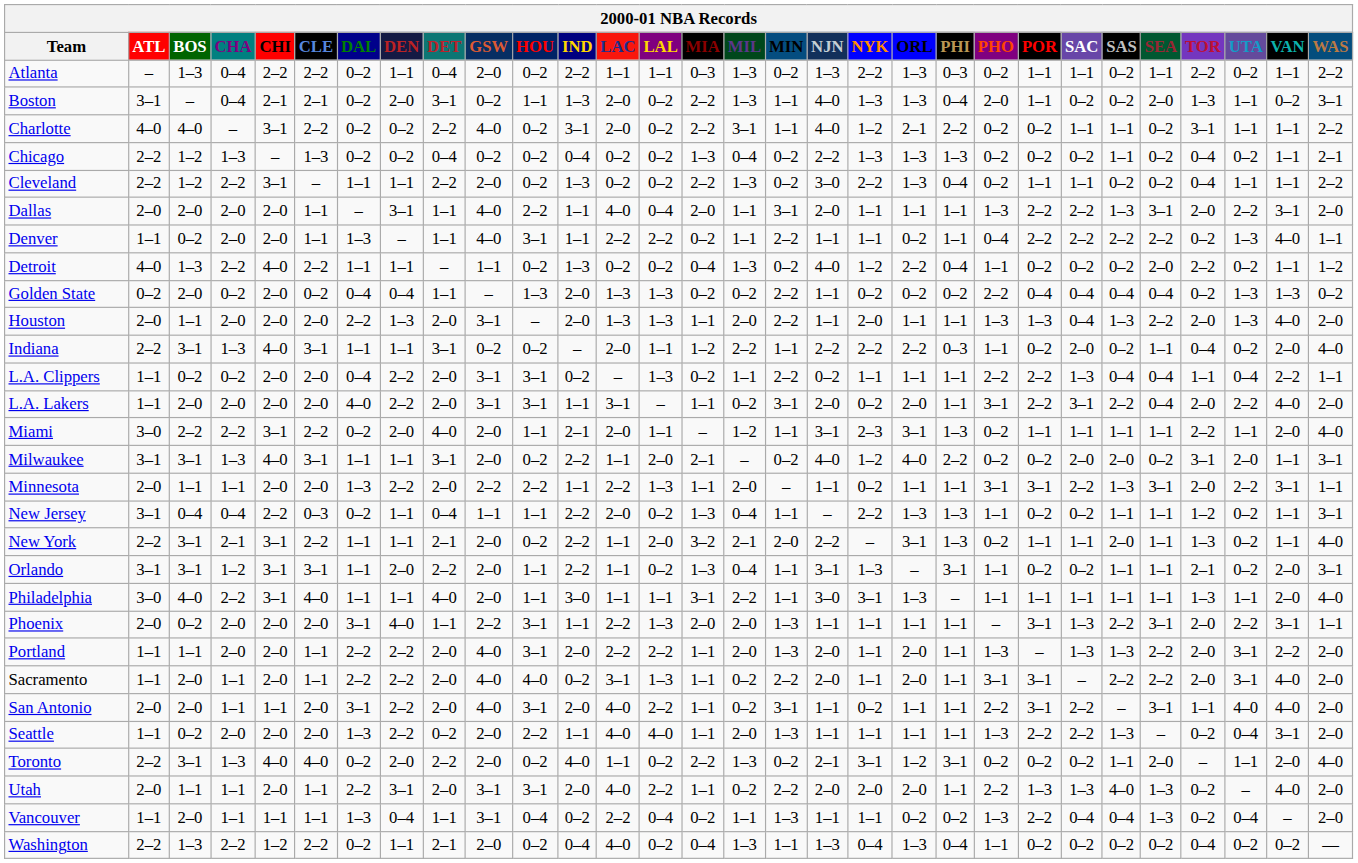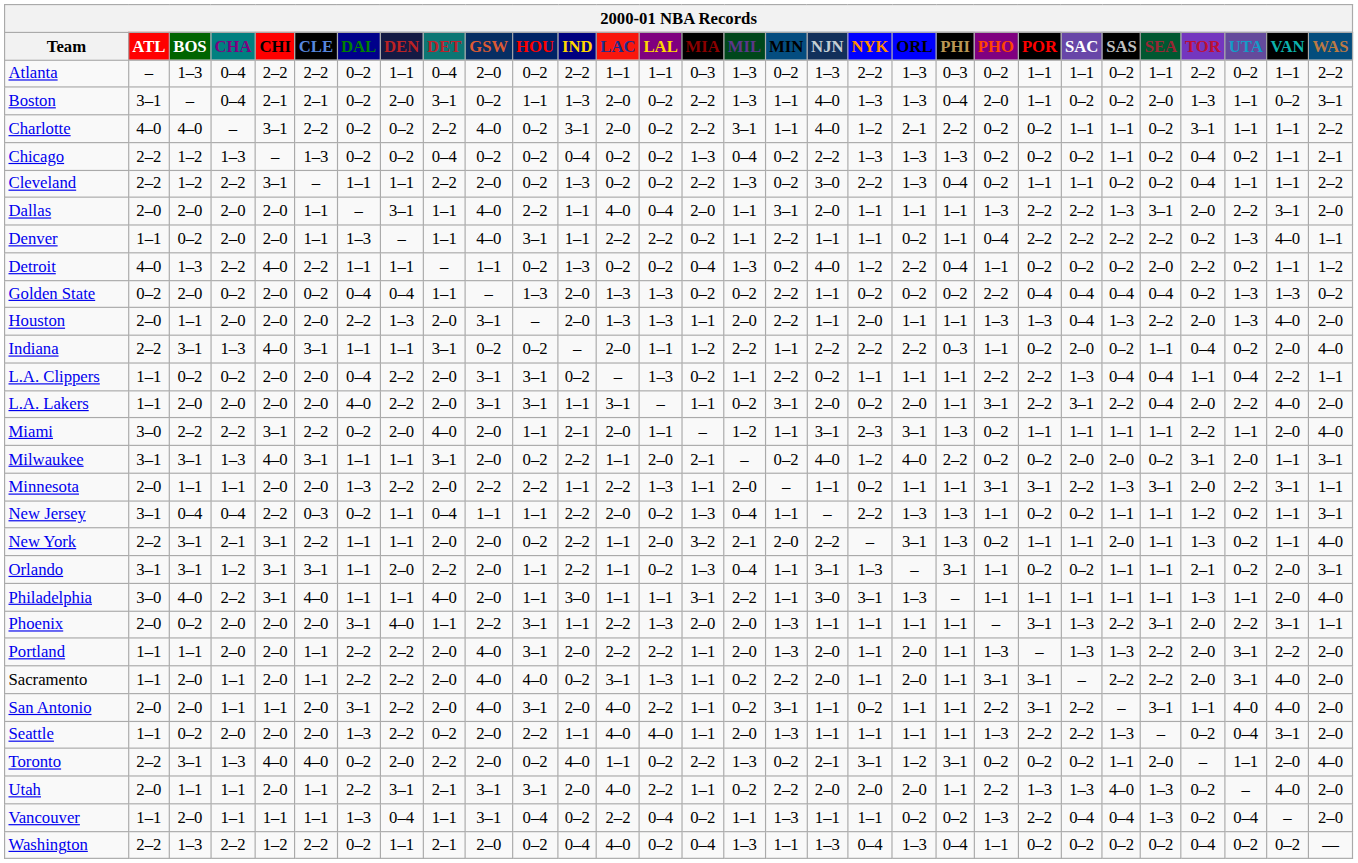(444, 542) 2–1 -> (444, 542) 2–0
(444, 790) 2–0 -> (444, 790) 2–1
